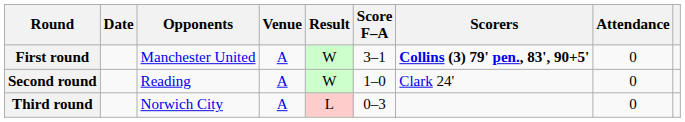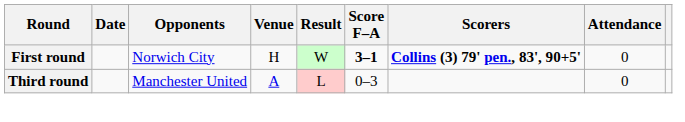(198, 57) Manchester United -> (173, 57) Norwich City
(282, 57) A -> (274, 57) H
(375, 57) normal -> (366, 57) bold
- row: (52, 81)
(182, 104) Norwich City -> (190, 81) Manchester United
